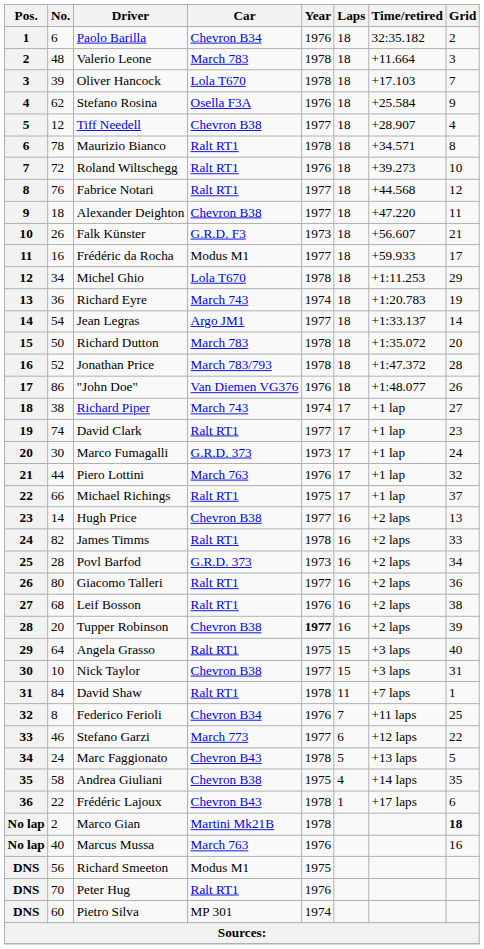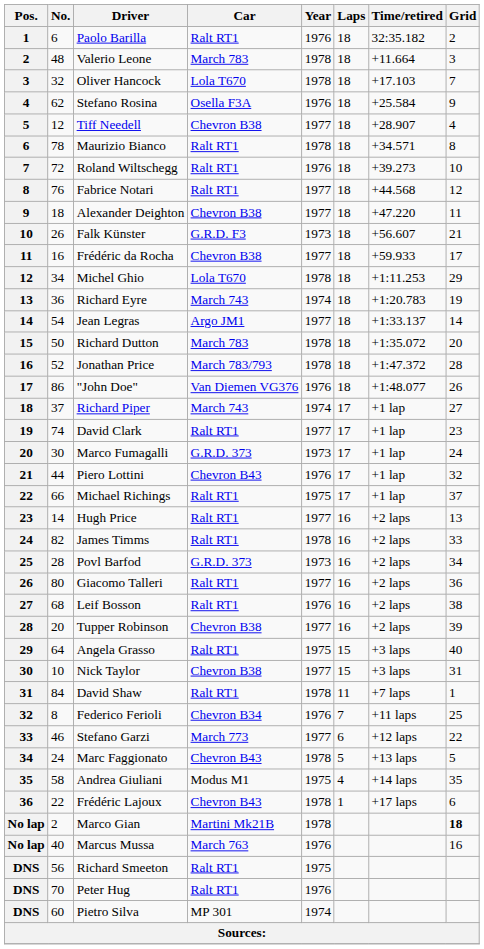(226, 37) Chevron B34 -> (215, 37) Ralt RT1
(58, 81) 39 -> (58, 81) 32
(220, 256) Modus M1 -> (226, 256) Chevron B38
(58, 409) 38 -> (58, 409) 37
(219, 474) March 763 -> (226, 474) Chevron B43
(226, 518) Chevron B38 -> (215, 518) Ralt RT1
(318, 627) bold -> (318, 627) normal
(226, 780) Chevron B38 -> (220, 780) Modus M1
(220, 867) Modus M1 -> (215, 867) Ralt RT1
